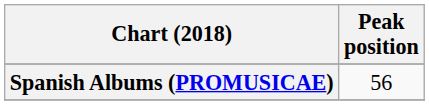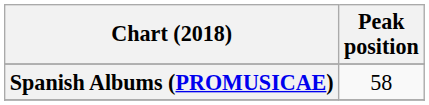(381, 81) 56 -> (381, 81) 58
